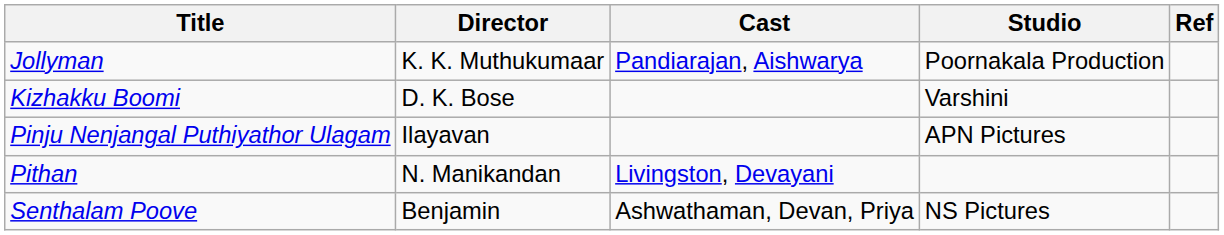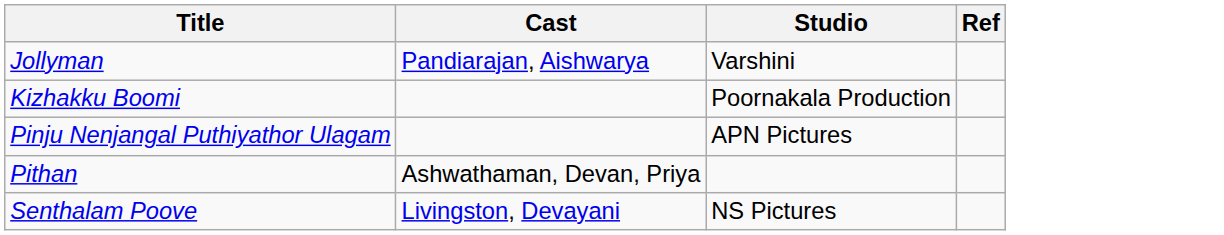- column: (503, 23)
(1045, 60) Poornakala Production -> (753, 60) Varshini
(967, 98) Varshini -> (831, 98) Poornakala Production
(724, 173) Livingston, Devayani -> (551, 173) Ashwathaman, Devan, Priya
(765, 211) Ashwathaman, Devan, Priya -> (511, 211) Livingston, Devayani
